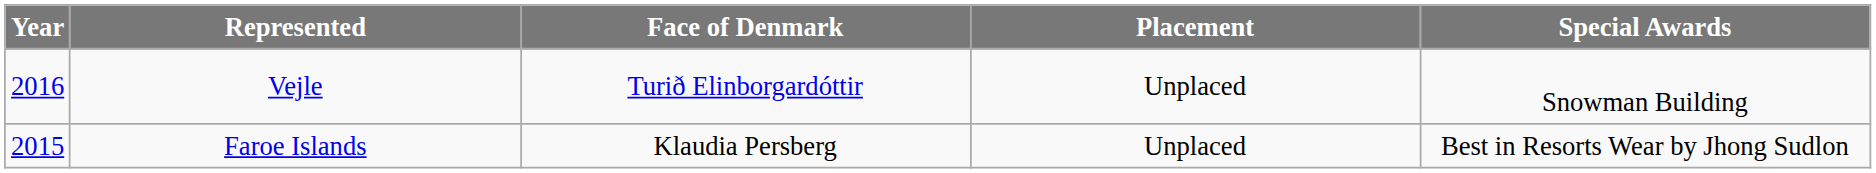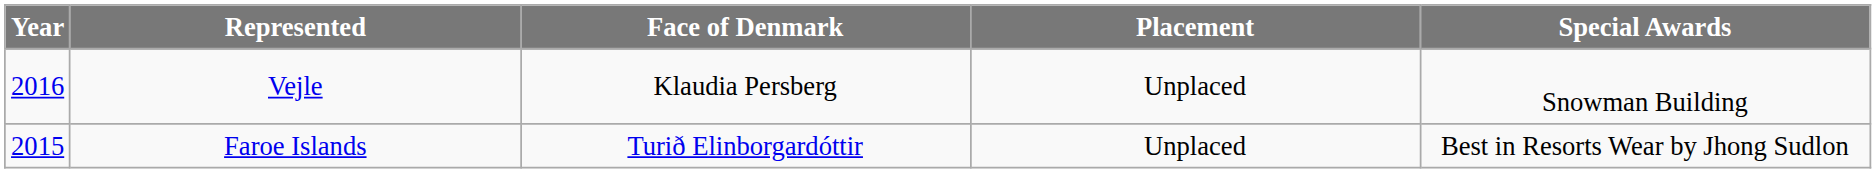(745, 86) Turið Elinborgardóttir -> (745, 86) Klaudia Persberg
(745, 145) Klaudia Persberg -> (745, 145) Turið Elinborgardóttir
